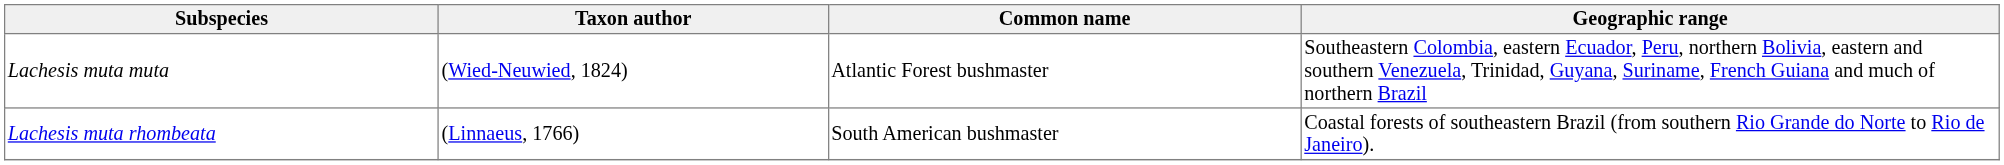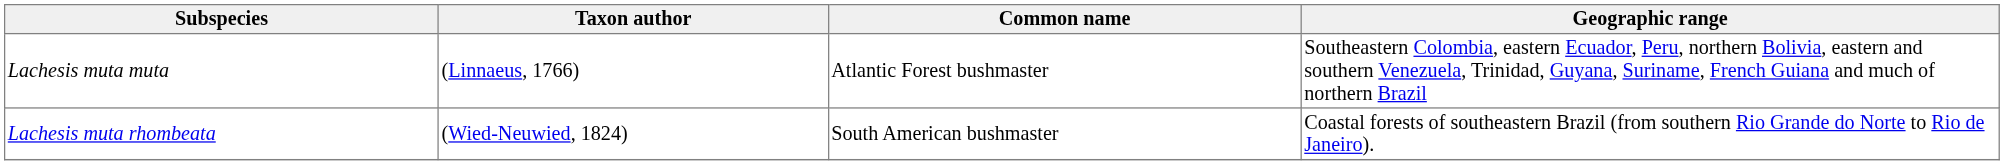(535, 70) (Wied-Neuwied, 1824) -> (510, 70) (Linnaeus, 1766)
(510, 133) (Linnaeus, 1766) -> (535, 133) (Wied-Neuwied, 1824)
